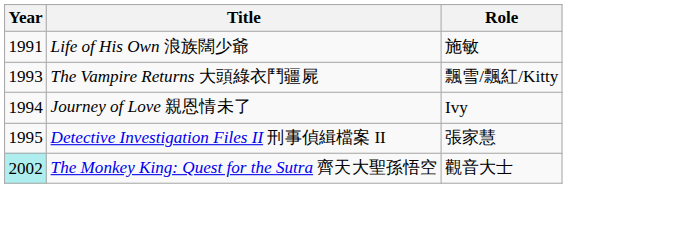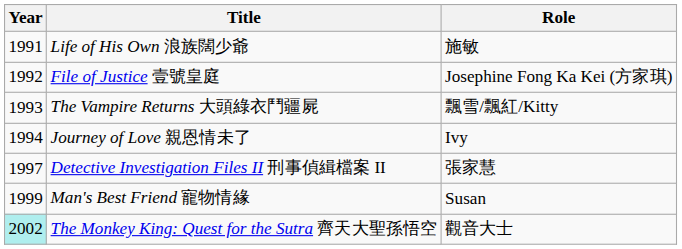+ row: (135, 76)
(26, 137) 1995 -> (26, 168) 1997
+ row: (150, 198)
